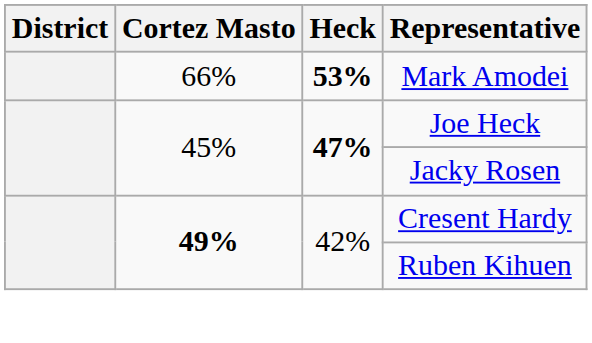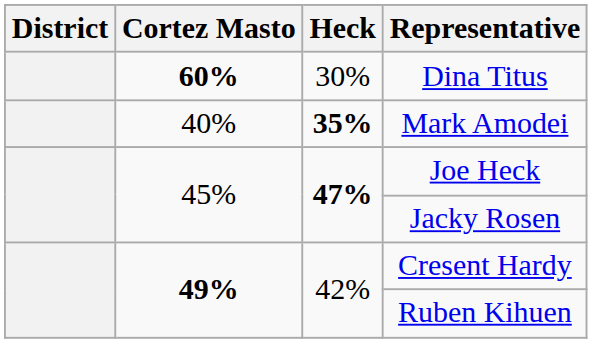+ row: (485, 75)
(209, 75) 66% -> (209, 123) 40%
(343, 75) 53% -> (343, 123) 35%
